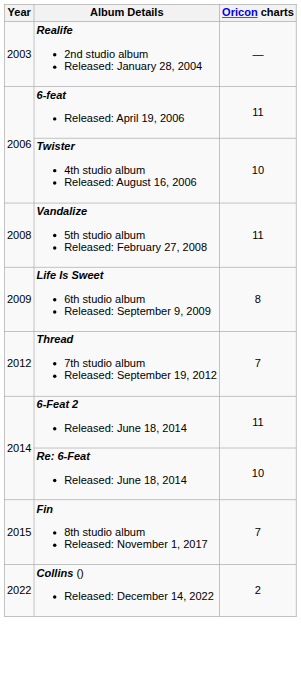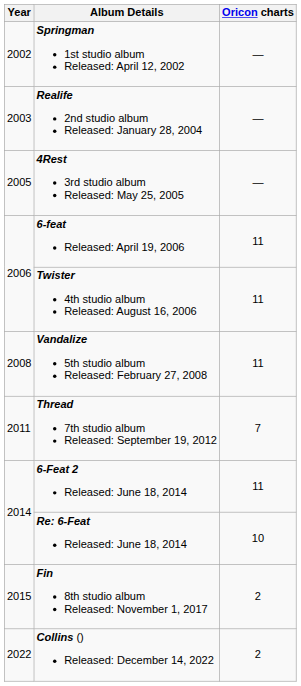+ row: (127, 49)
+ row: (127, 177)
(258, 170) 10 -> (258, 299) 11
- row: (127, 294)
(19, 363) 2012 -> (19, 428) 2011
(258, 532) 7 -> (258, 596) 2
